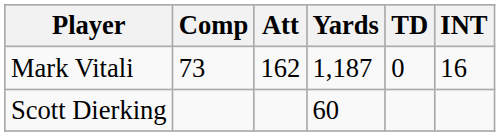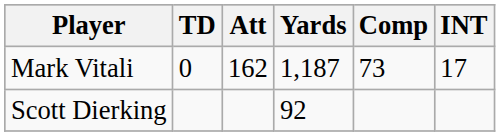columns swapped: (214, 25) <-> (410, 25)
(454, 67) 16 -> (454, 67) 17
(326, 109) 60 -> (293, 109) 92
